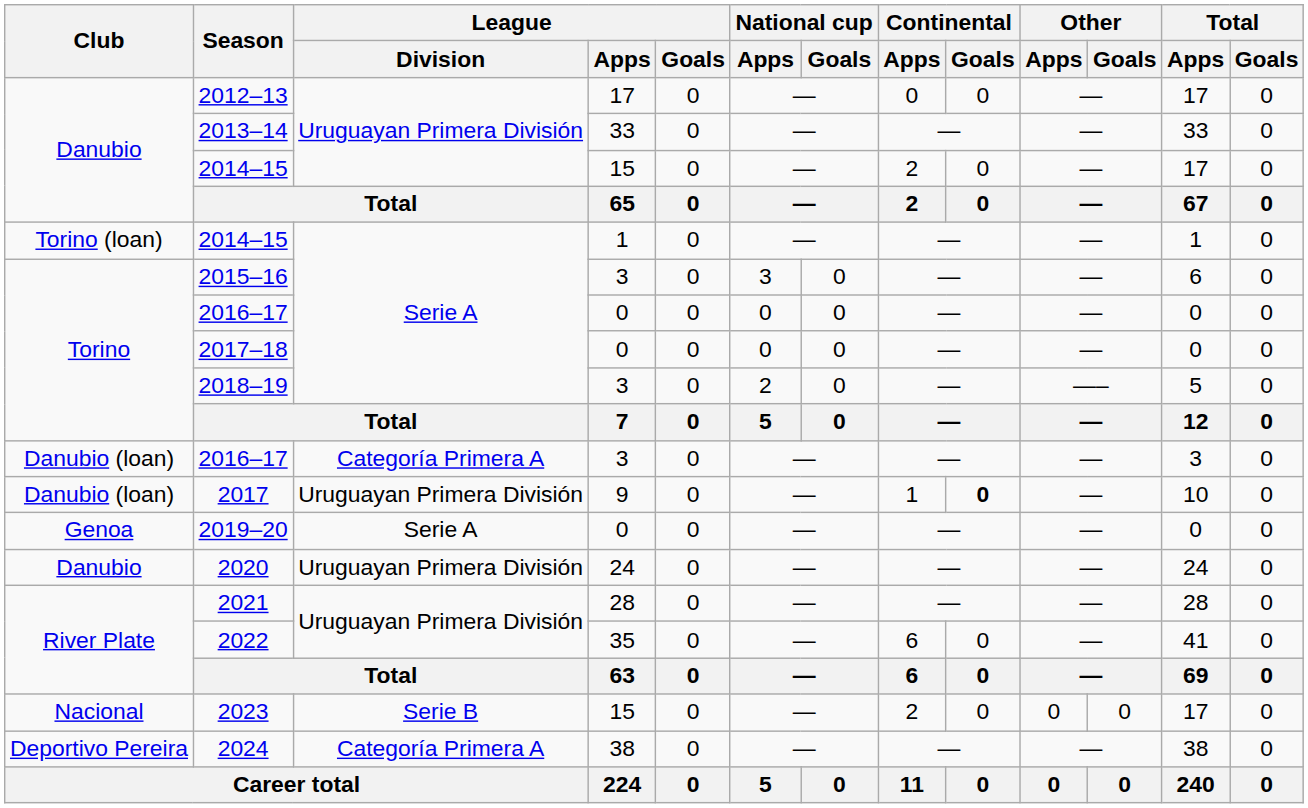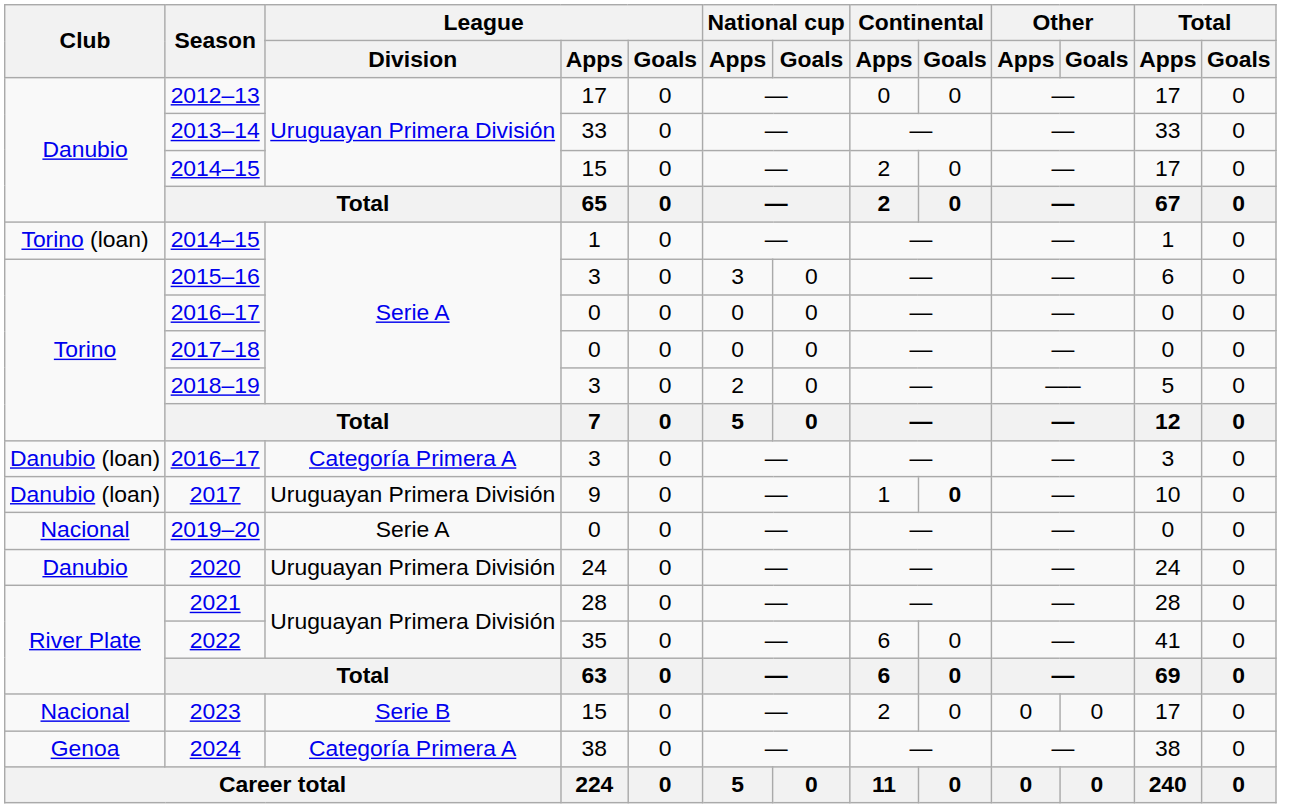(99, 530) Genoa -> (85, 530) Nacional
(99, 748) Deportivo Pereira -> (85, 748) Genoa
